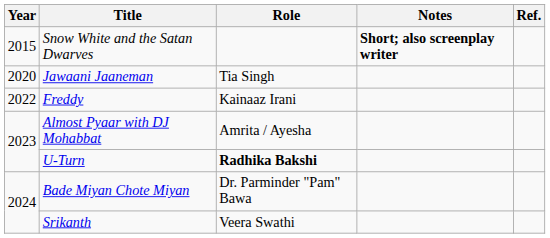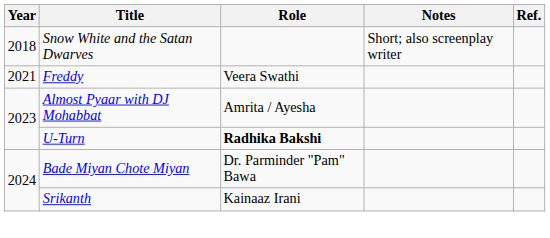(22, 46) 2015 -> (22, 46) 2018
(427, 46) bold -> (430, 46) normal
- row: (98, 76)
(22, 99) 2022 -> (22, 76) 2021
(258, 99) Kainaaz Irani -> (261, 76) Veera Swathi
(257, 221) Veera Swathi -> (262, 199) Kainaaz Irani
